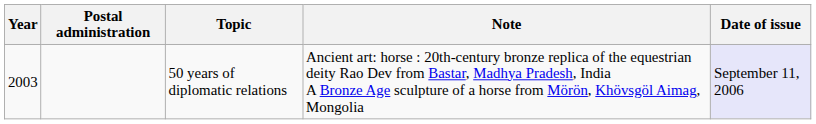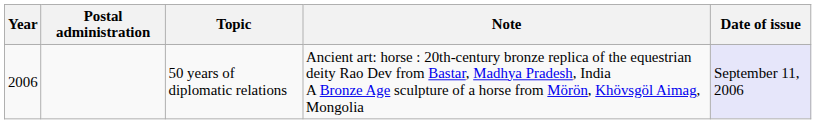(23, 81) 2003 -> (23, 81) 2006
